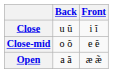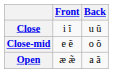columns swapped: (94, 12) <-> (66, 12)
